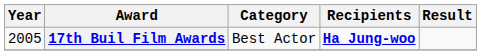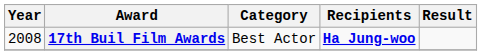(25, 39) 2005 -> (25, 39) 2008
